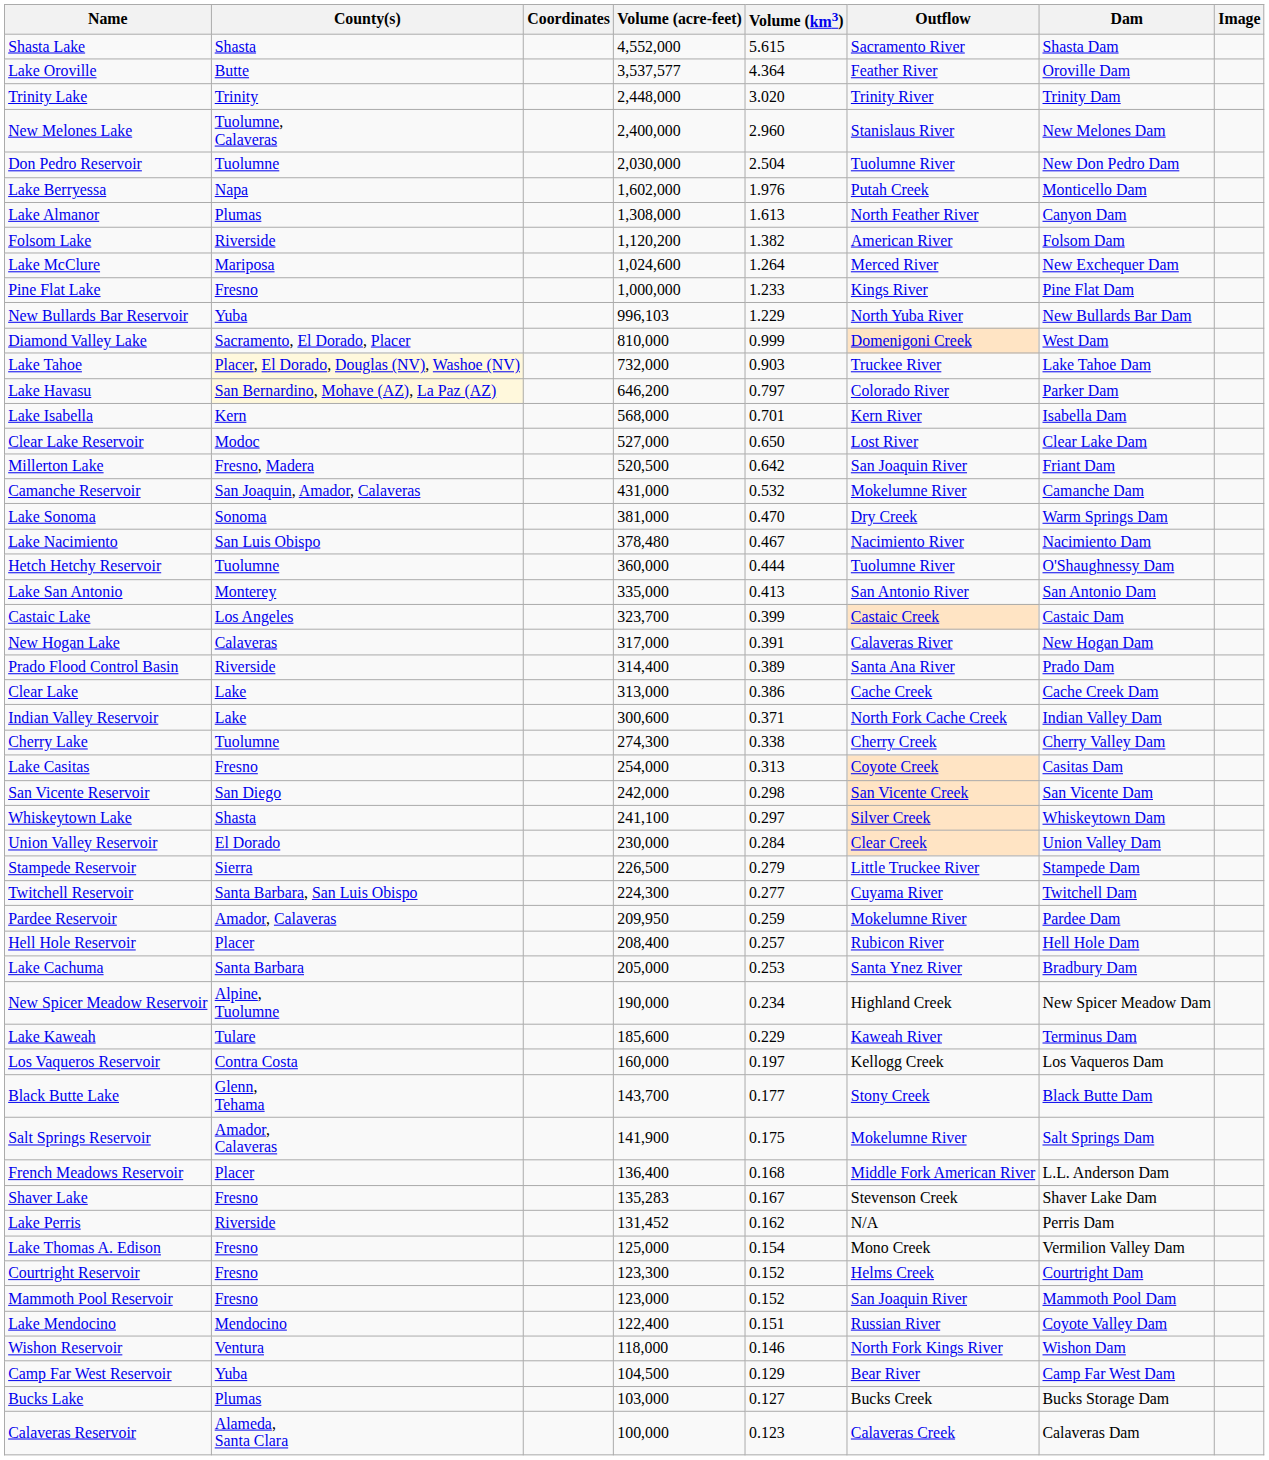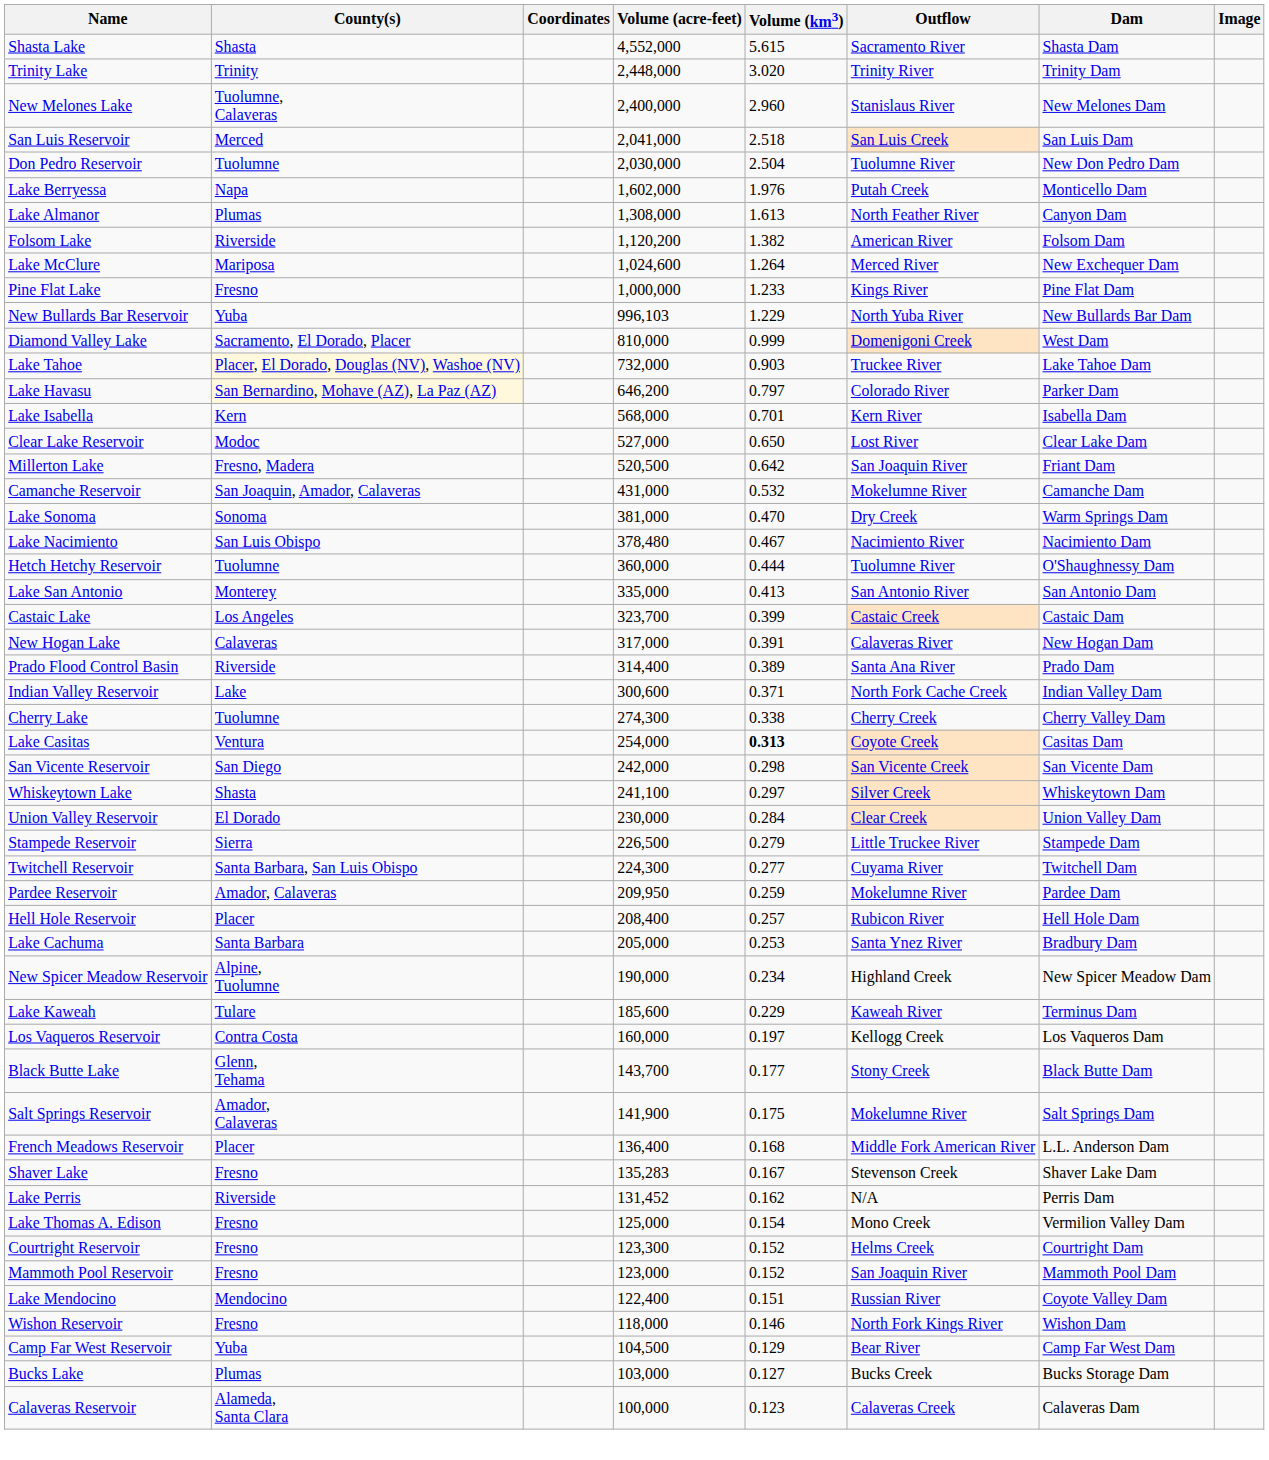- row: (52, 71)
+ row: (69, 139)
- row: (43, 692)
(236, 767) Fresno -> (239, 742) Ventura
(767, 767) normal -> (767, 742) bold
(239, 1348) Ventura -> (236, 1323) Fresno
